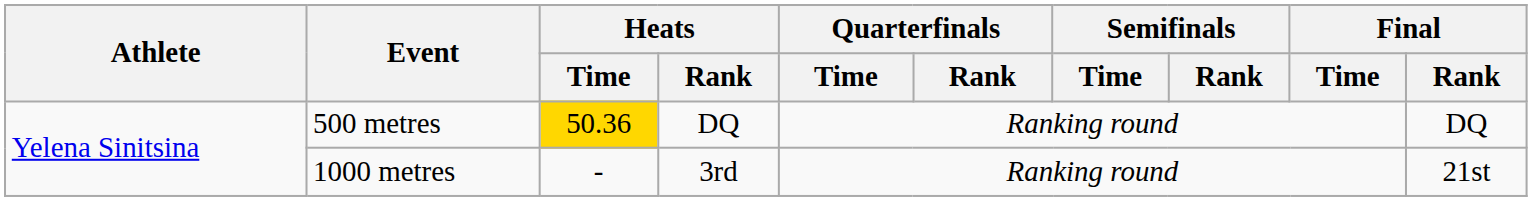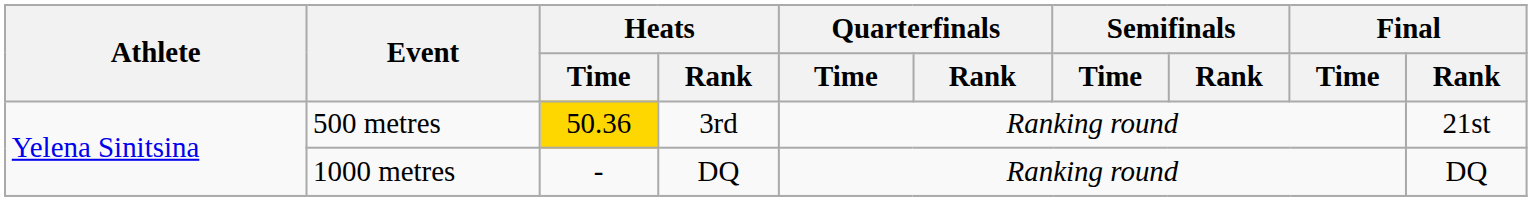(718, 124) DQ -> (718, 124) 3rd
(1467, 124) DQ -> (1467, 124) 21st
(718, 171) 3rd -> (718, 171) DQ
(1467, 171) 21st -> (1467, 171) DQ
